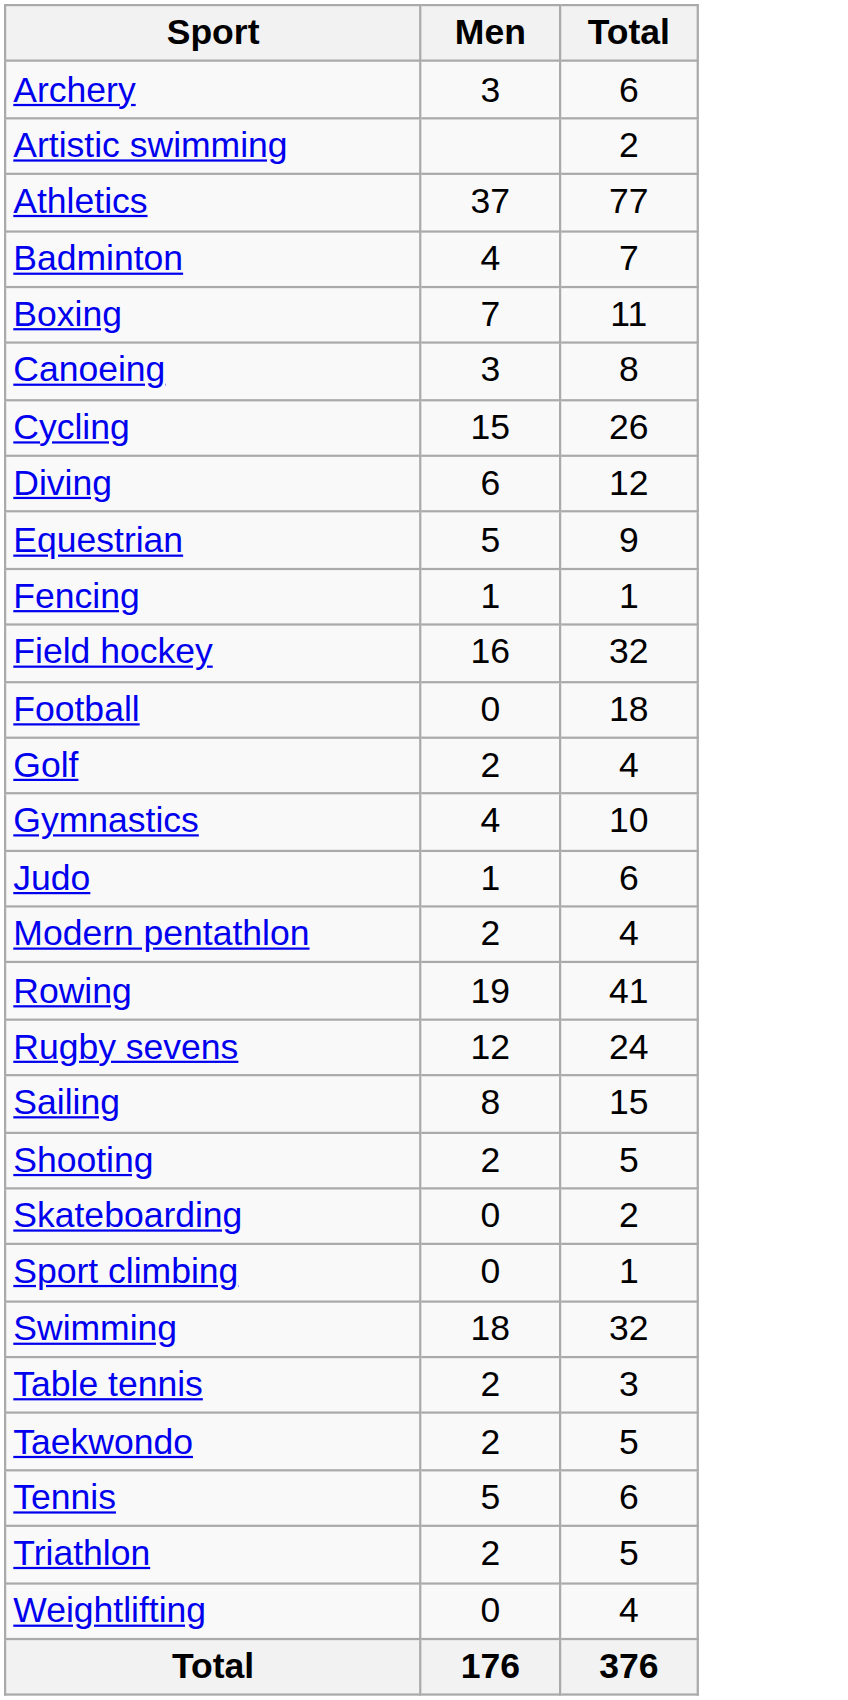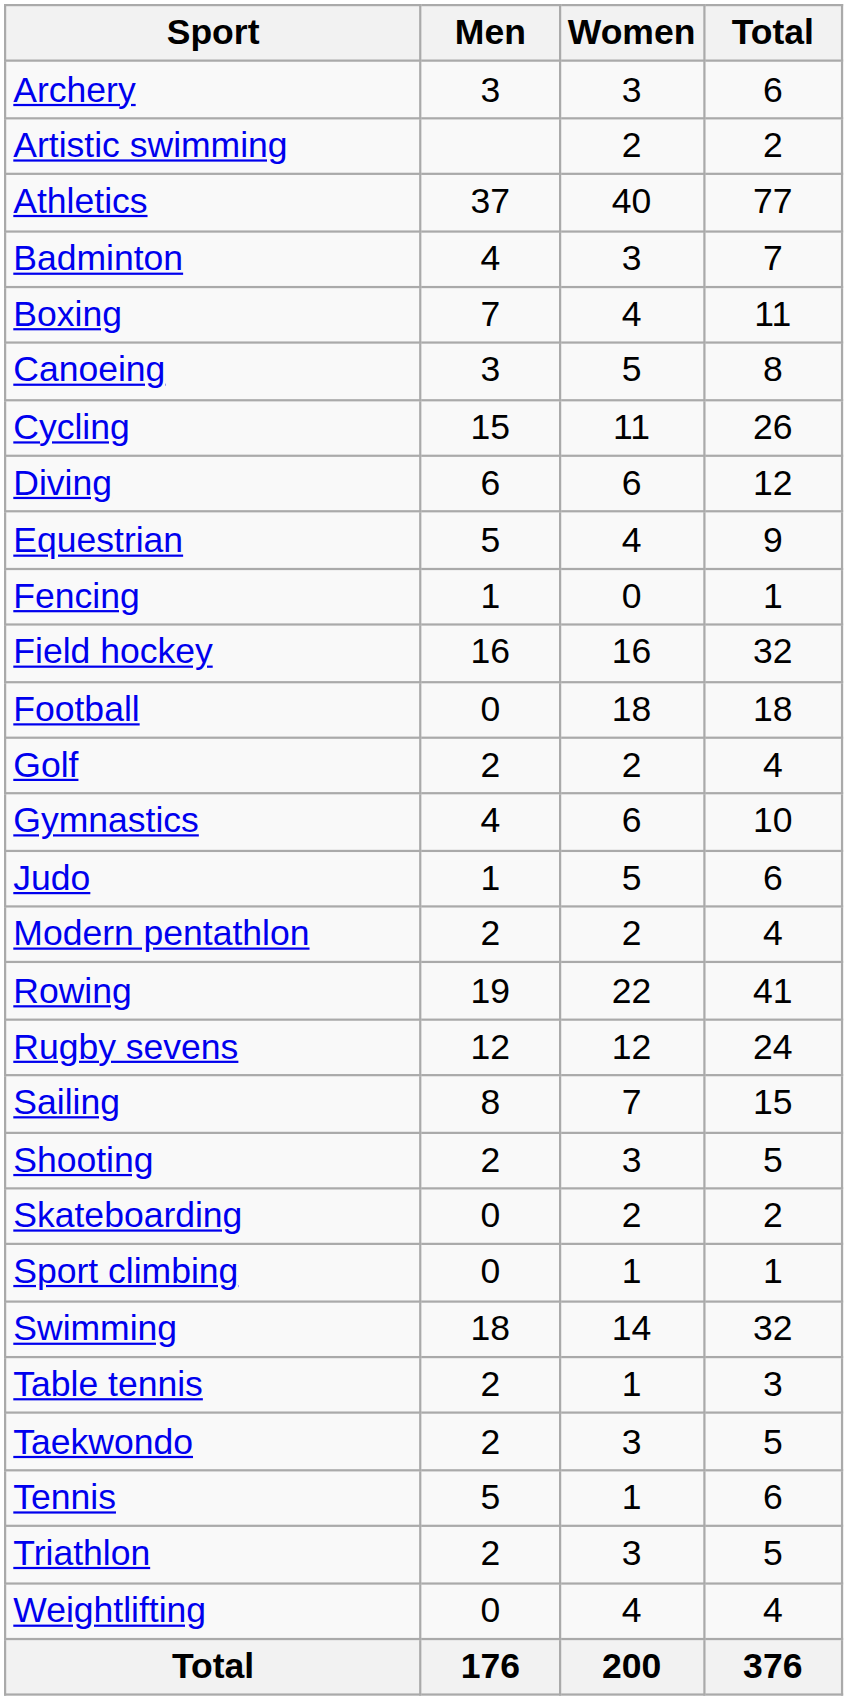+ column: (632, 32)
